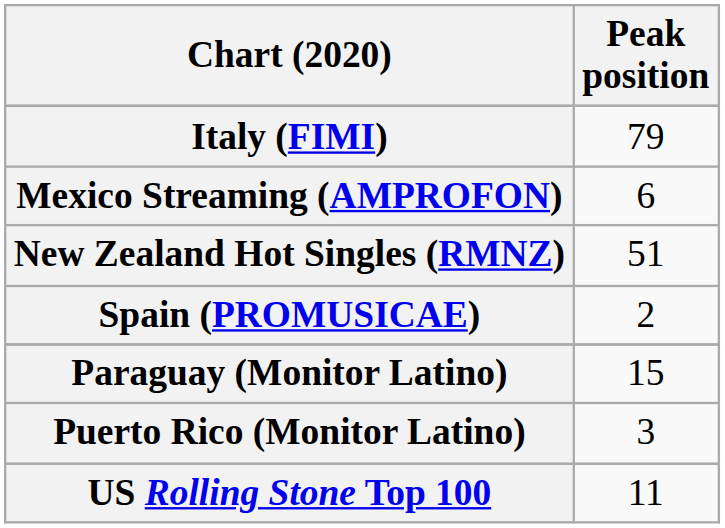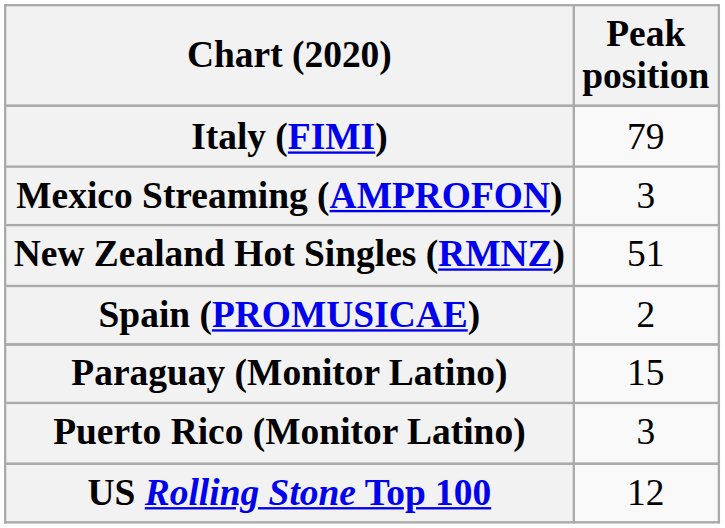(646, 195) 6 -> (646, 195) 3
(646, 491) 11 -> (646, 491) 12
